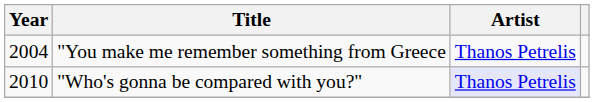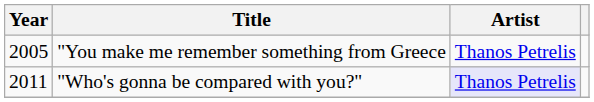(29, 50) 2004 -> (29, 50) 2005
(29, 81) 2010 -> (28, 81) 2011
